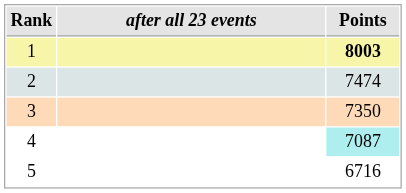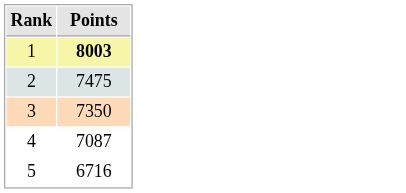- column: (191, 20)
(363, 81) 7474 -> (94, 81) 7475
(363, 141) paleturquoise background -> (94, 141) no background
